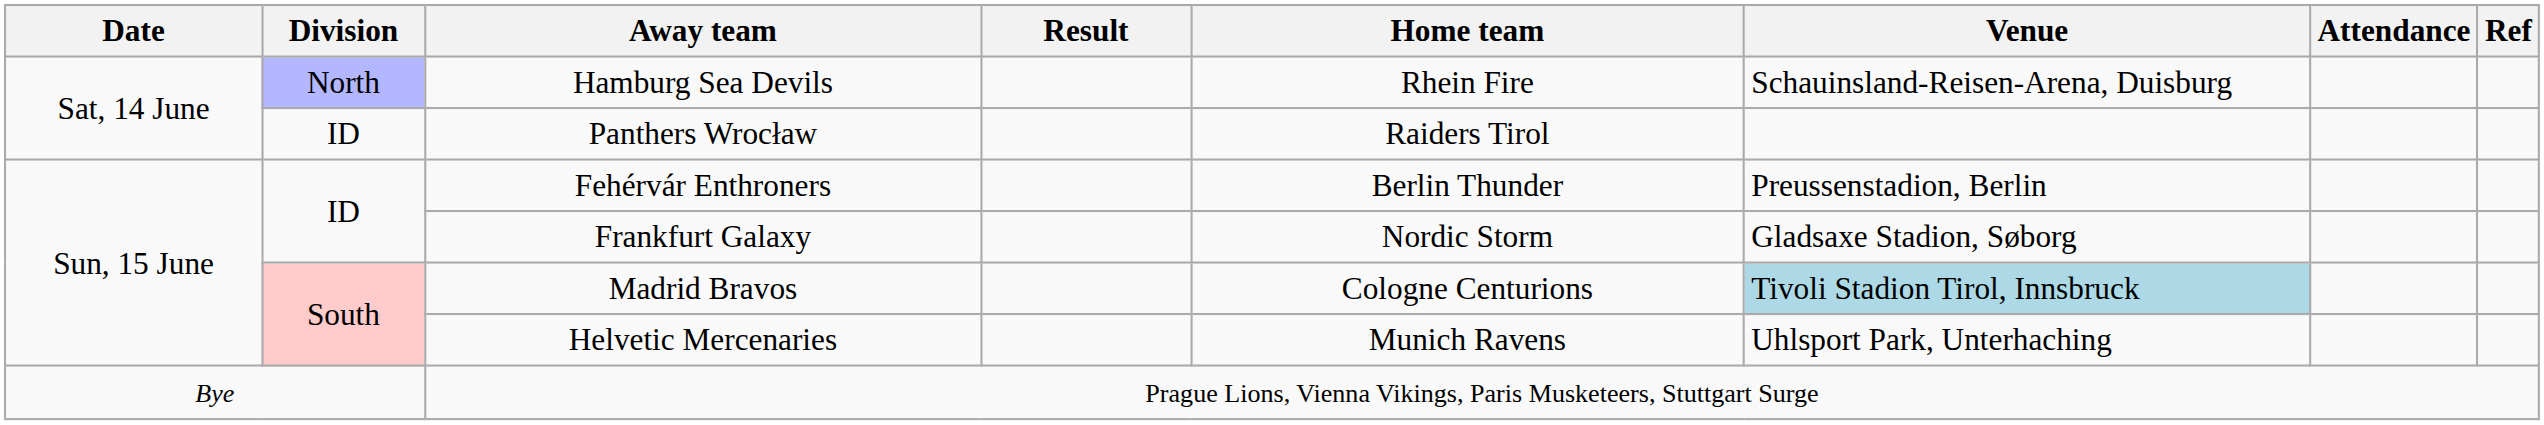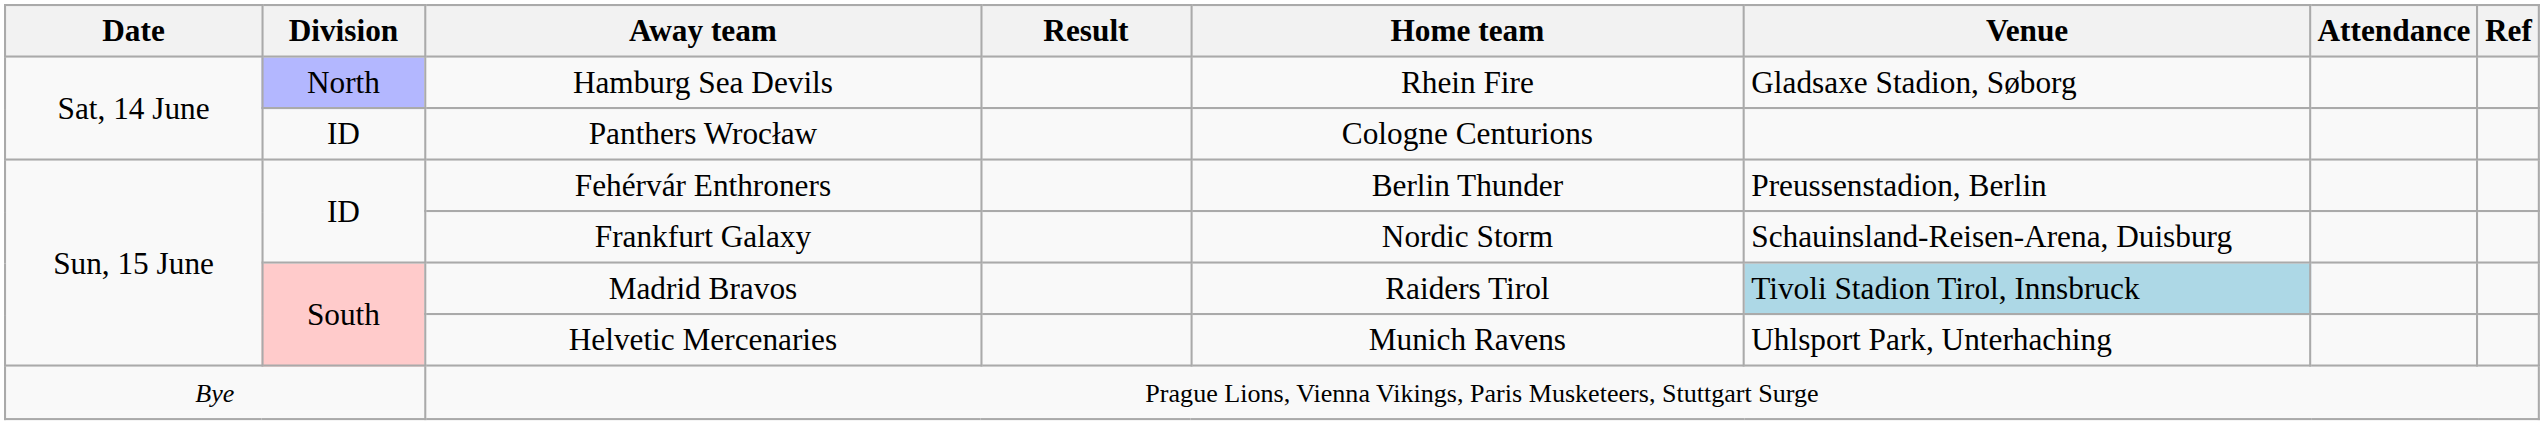(1992, 82) Schauinsland-Reisen-Arena, Duisburg -> (1914, 82) Gladsaxe Stadion, Søborg
(1467, 133) Raiders Tirol -> (1467, 133) Cologne Centurions
(1914, 237) Gladsaxe Stadion, Søborg -> (1992, 237) Schauinsland-Reisen-Arena, Duisburg
(1467, 288) Cologne Centurions -> (1467, 288) Raiders Tirol
